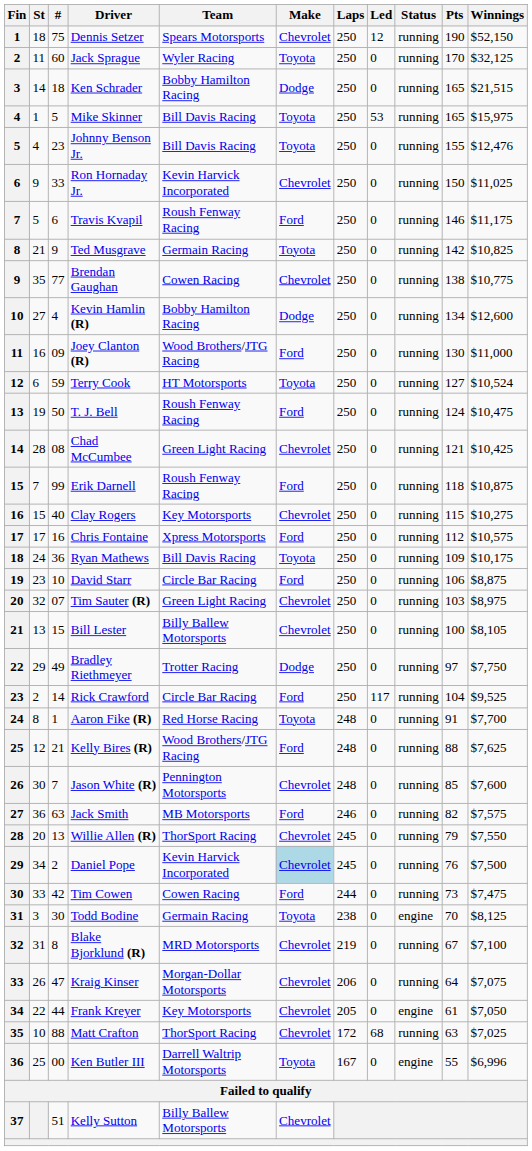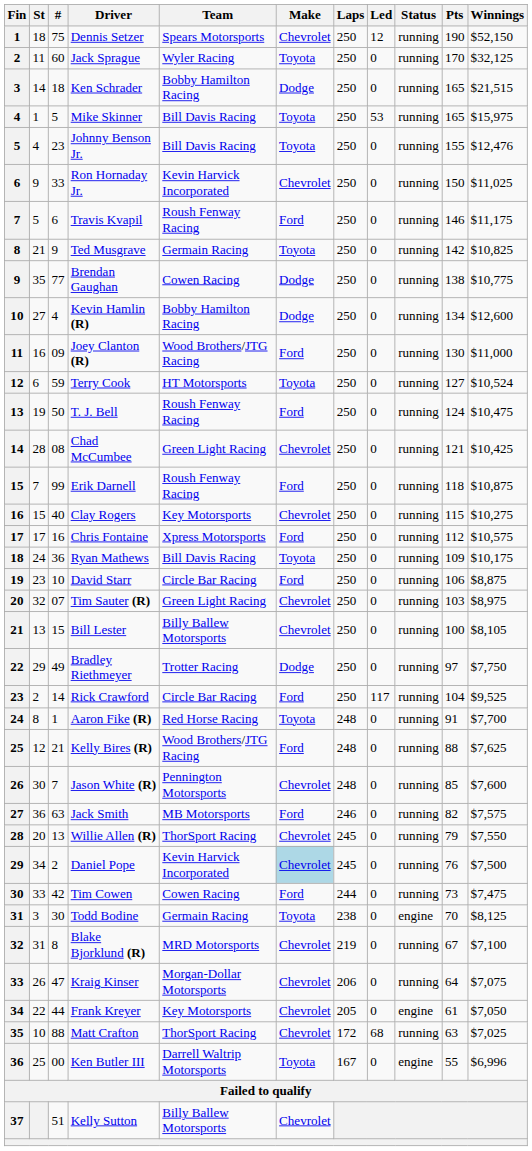(305, 279) Chevrolet -> (297, 279) Dodge
